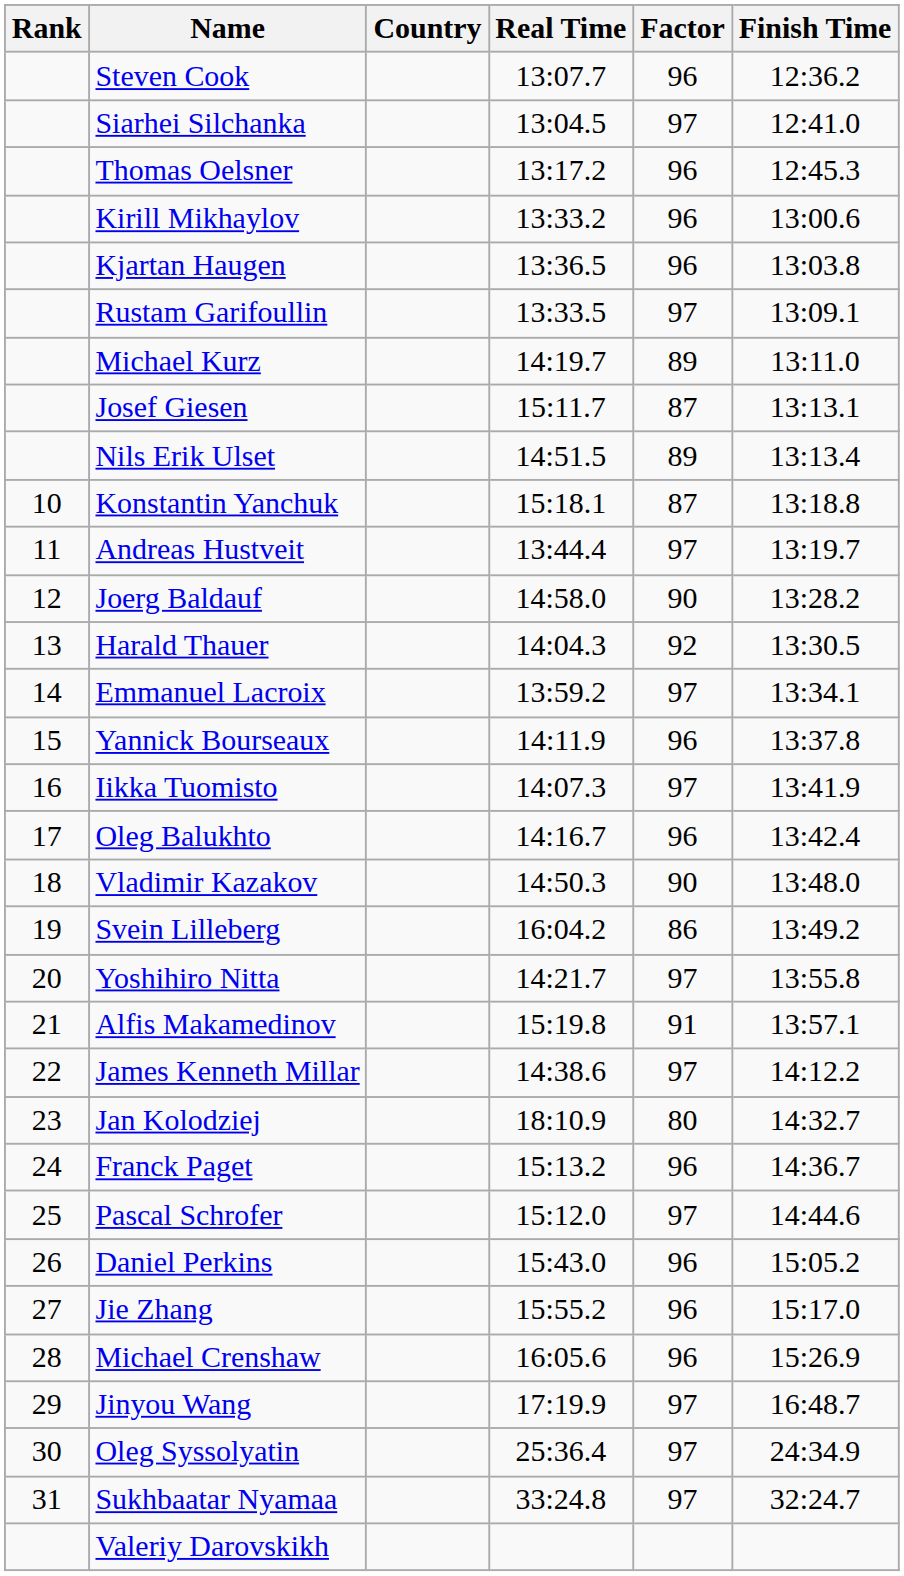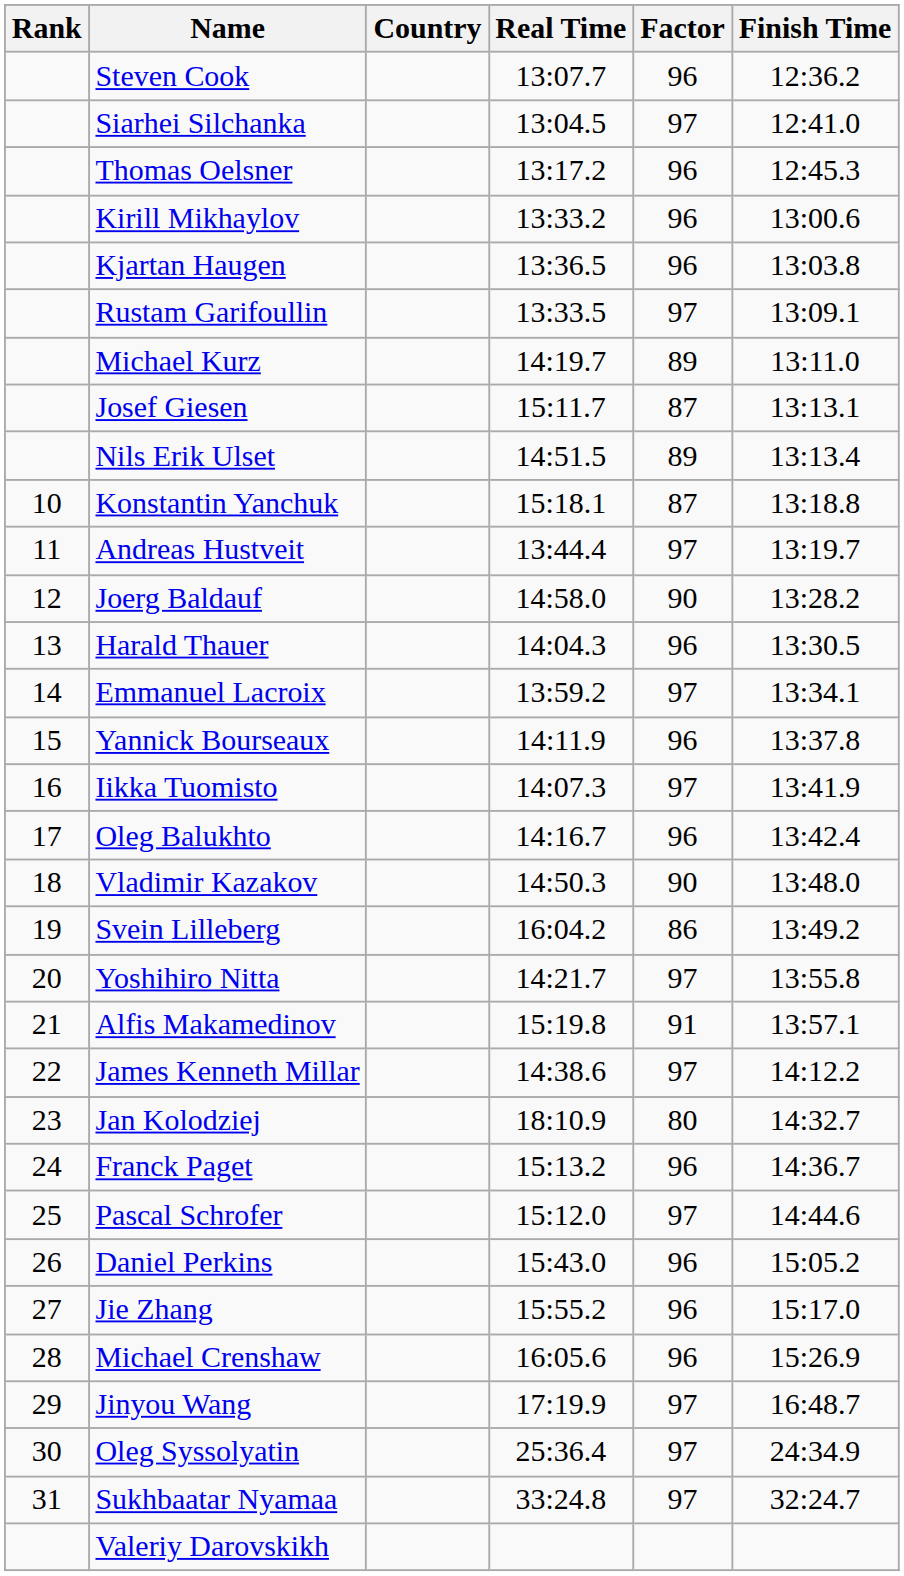(683, 645) 92 -> (683, 645) 96
